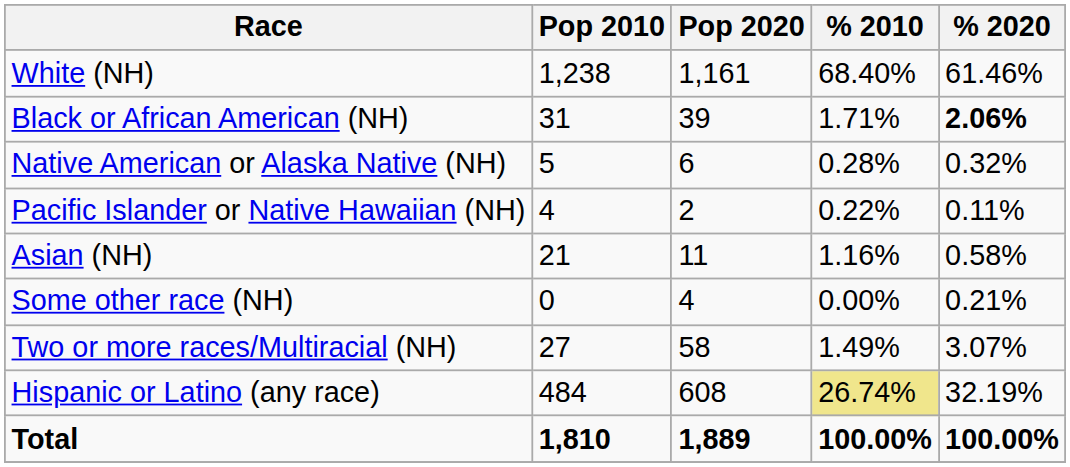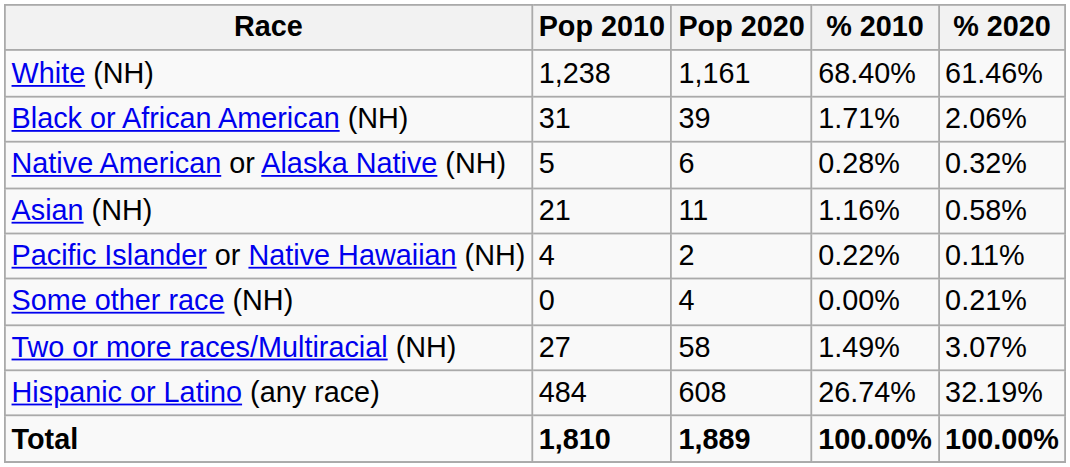(986, 118) bold -> (986, 118) normal
rows swapped: (82, 255) <-> (268, 210)
(867, 392) khaki background -> (867, 392) no background
